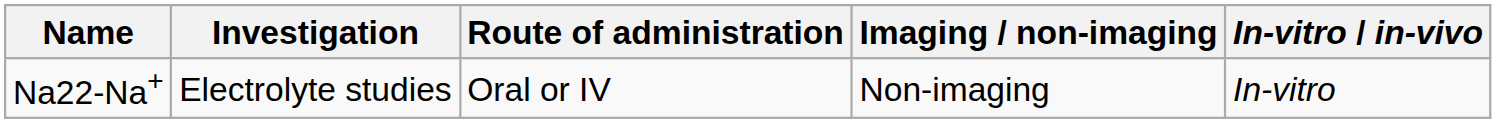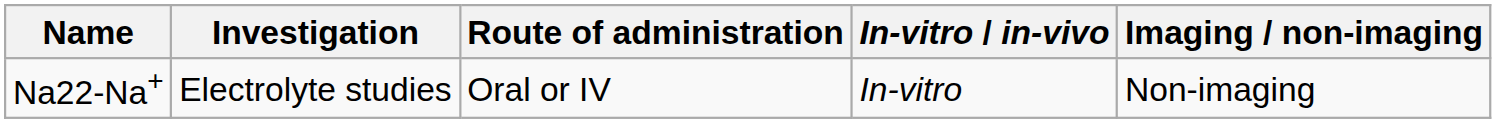columns swapped: (1358, 32) <-> (1038, 32)
